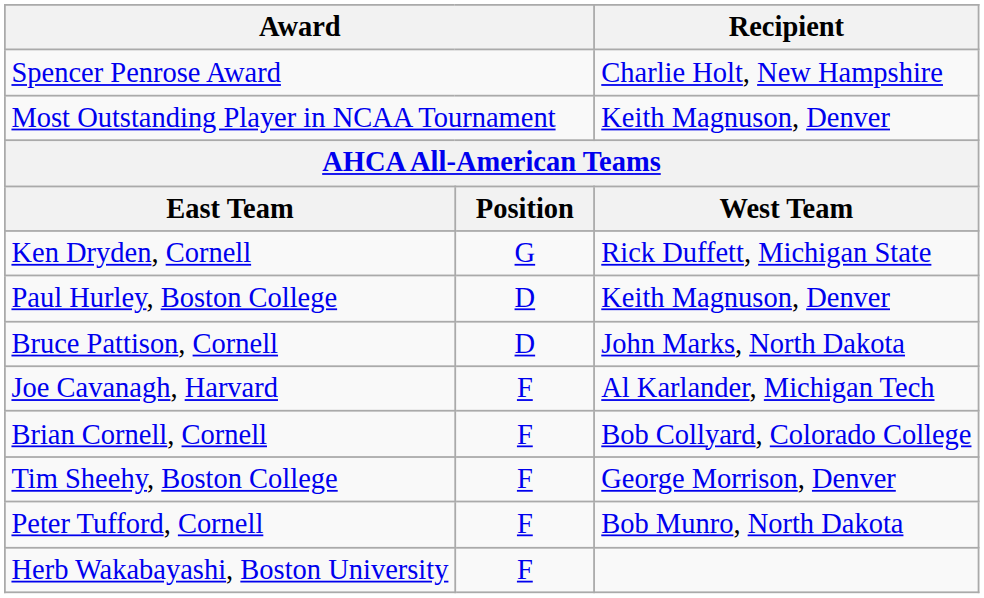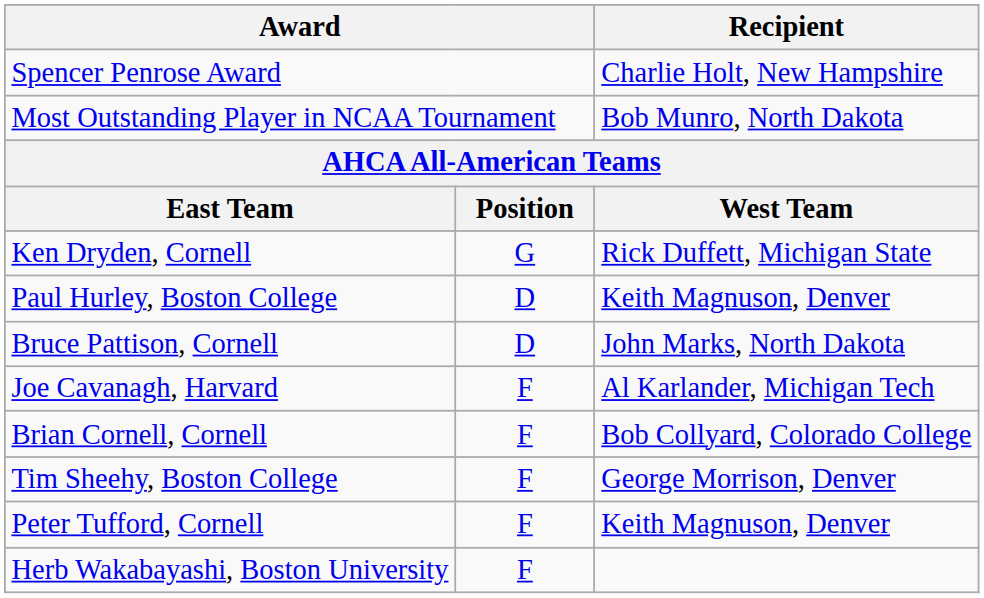(746, 117) Keith Magnuson, Denver -> (752, 117) Bob Munro, North Dakota
(752, 523) Bob Munro, North Dakota -> (746, 523) Keith Magnuson, Denver
